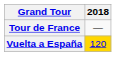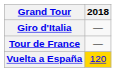+ row: (44, 28)
